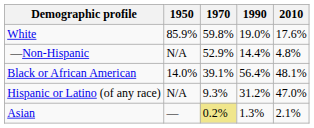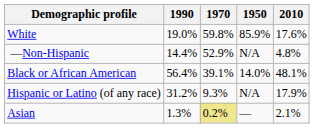columns swapped: (182, 14) <-> (255, 14)
(291, 93) 47.0% -> (291, 93) 17.9%
